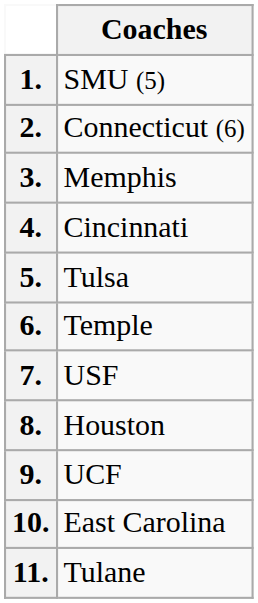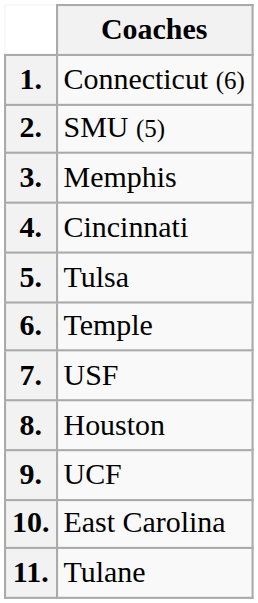(114, 78) SMU (5) -> (154, 78) Connecticut (6)
(154, 128) Connecticut (6) -> (114, 128) SMU (5)
